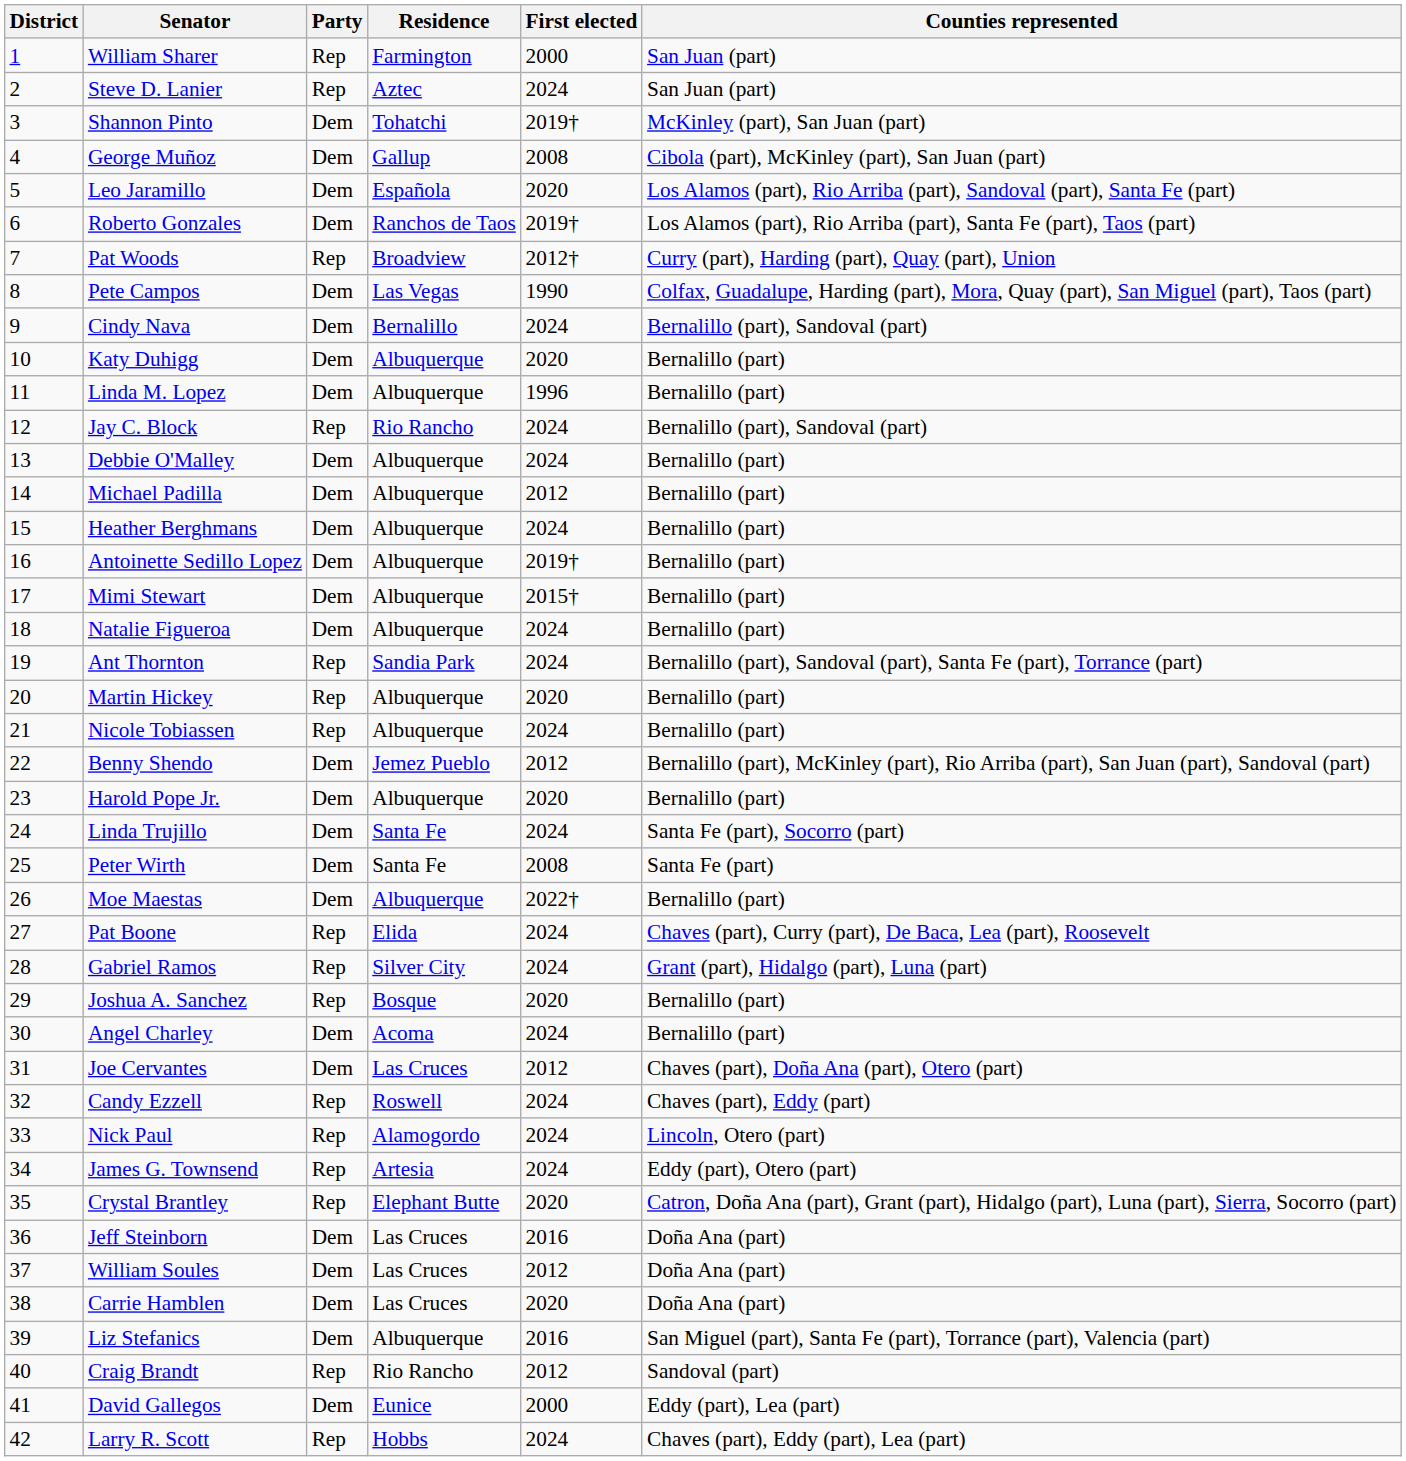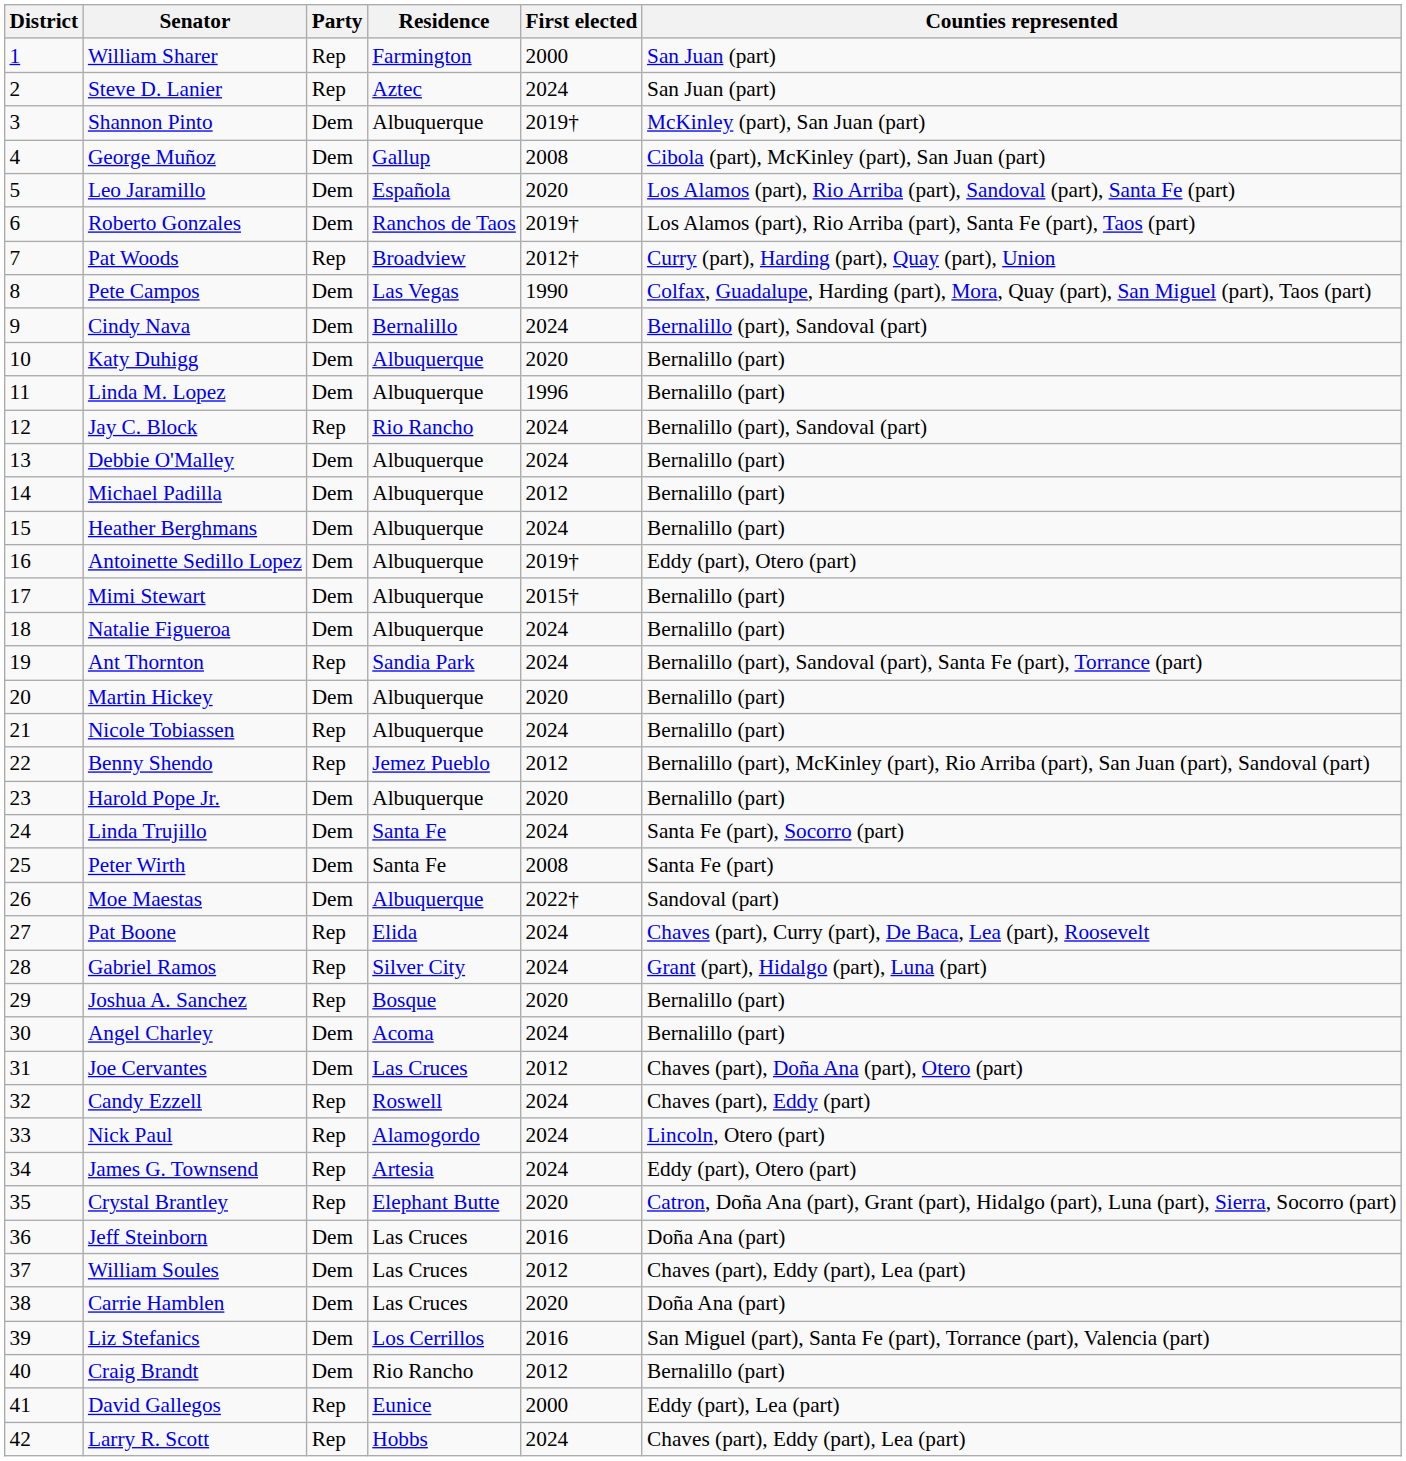(409, 122) Tohatchi -> (428, 122) Albuquerque
(716, 561) Bernalillo (part) -> (752, 561) Eddy (part), Otero (part)
(329, 696) Rep -> (332, 696) Dem
(332, 763) Dem -> (329, 763) Rep
(716, 898) Bernalillo (part) -> (713, 898) Sandoval (part)
(716, 1270) Doña Ana (part) -> (806, 1270) Chaves (part), Eddy (part), Lea (part)
(428, 1337) Albuquerque -> (428, 1337) Los Cerrillos
(329, 1371) Rep -> (332, 1371) Dem
(713, 1371) Sandoval (part) -> (716, 1371) Bernalillo (part)
(332, 1405) Dem -> (329, 1405) Rep
